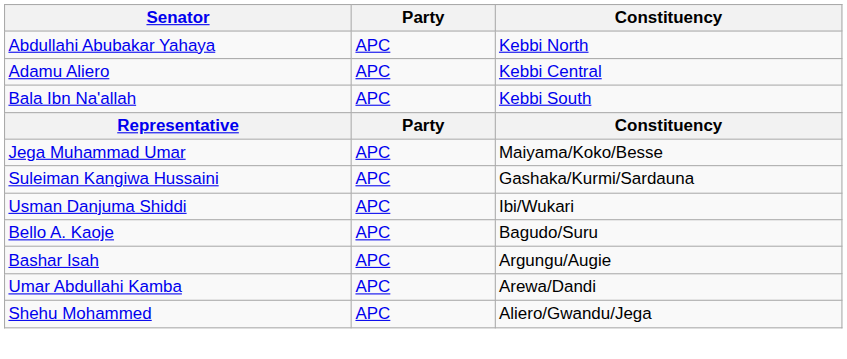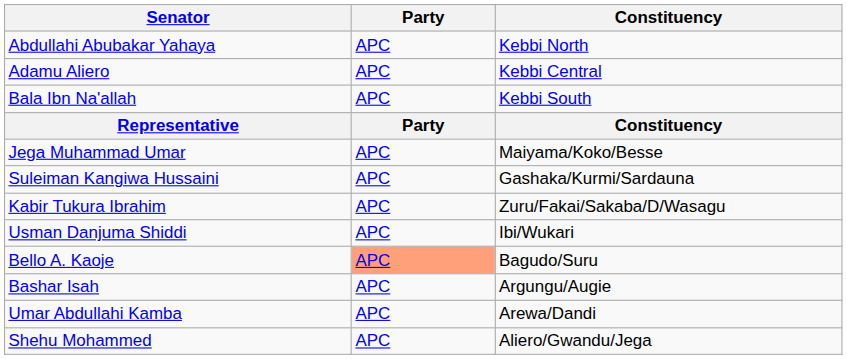+ row: (87, 206)
(373, 233) no background -> (373, 260) lightsalmon background
